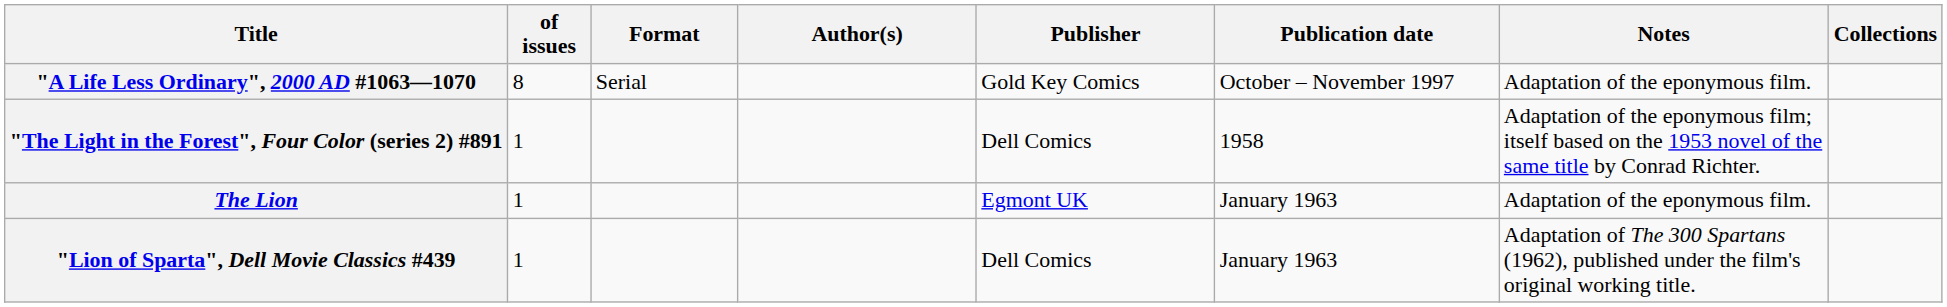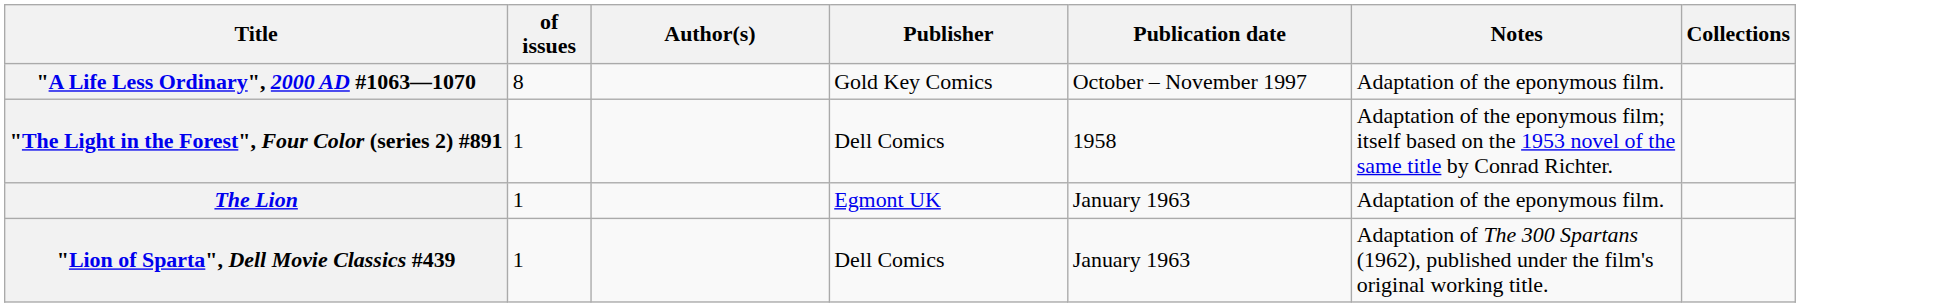- column: (664, 34)
